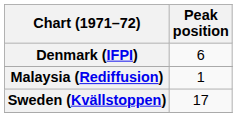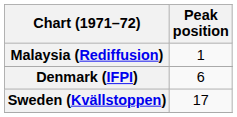rows swapped: (87, 54) <-> (87, 77)
